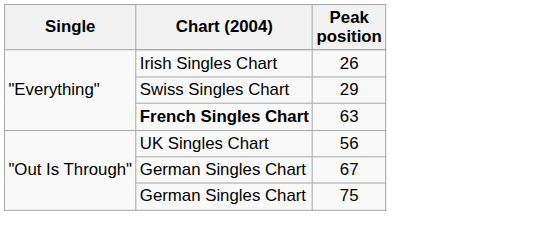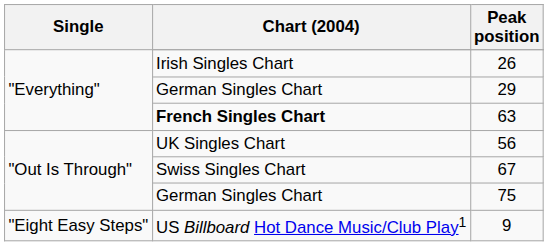(215, 90) Swiss Singles Chart -> (239, 90) German Singles Chart
(223, 169) German Singles Chart -> (231, 169) Swiss Singles Chart
+ row: (507, 225)
